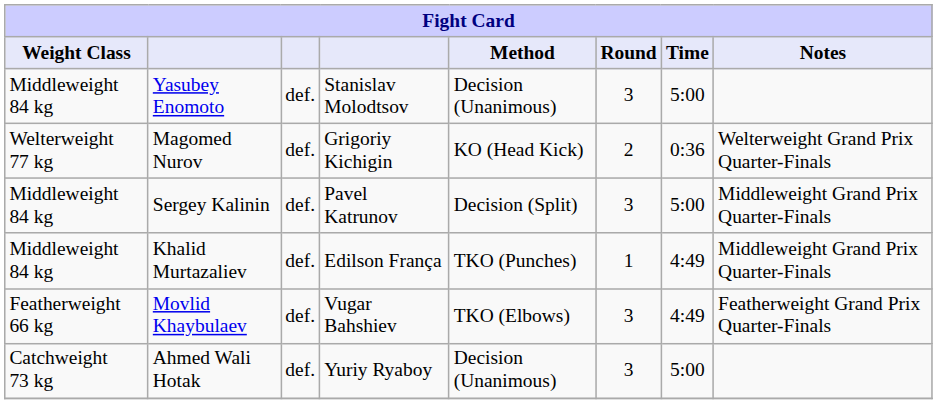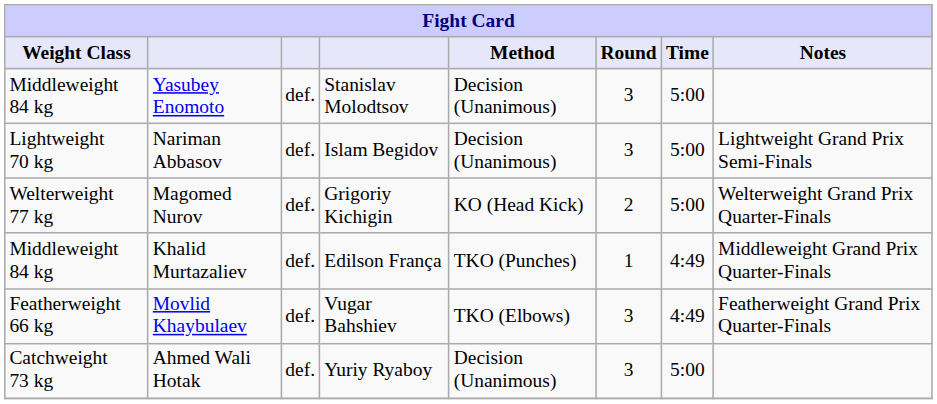+ row: (187, 150)
(687, 150) 0:36 -> (687, 205) 5:00
- row: (211, 205)
